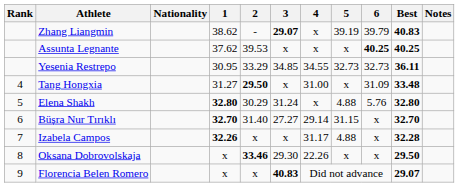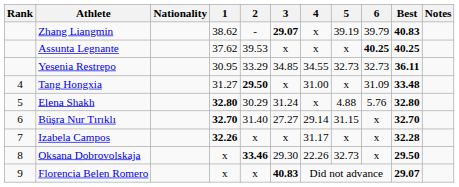(346, 137) 4.88 -> (346, 137) x
(346, 155) x -> (346, 155) 32.73
